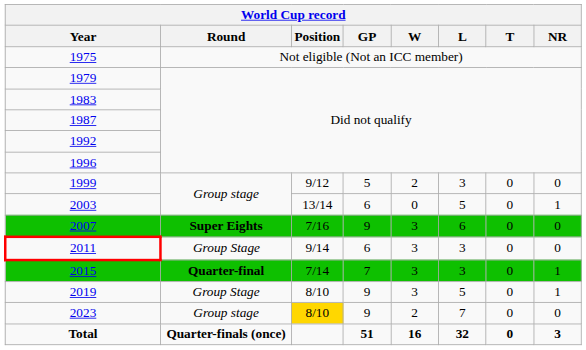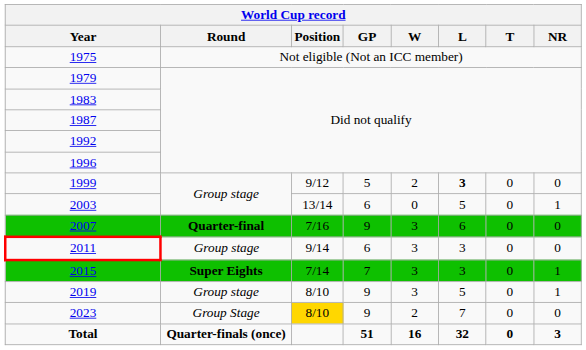(462, 183) normal -> (462, 183) bold
(226, 226) Super Eights -> (226, 226) Quarter-final
(226, 248) Group Stage -> (226, 248) Group stage
(226, 270) Quarter-final -> (226, 270) Super Eights
(226, 292) Group Stage -> (226, 292) Group stage
(226, 313) Group stage -> (226, 313) Group Stage
